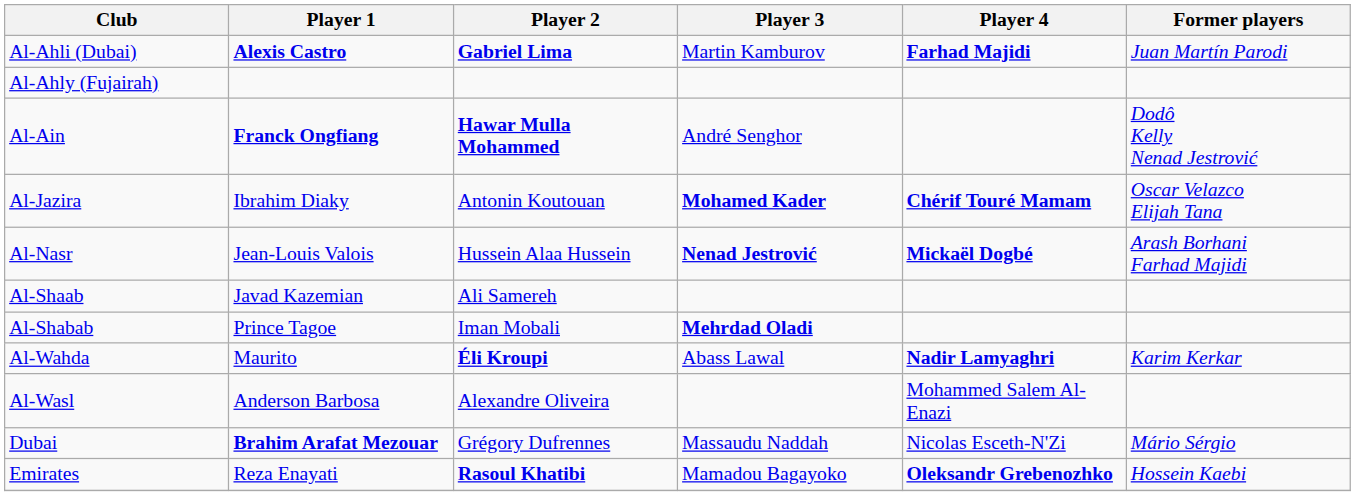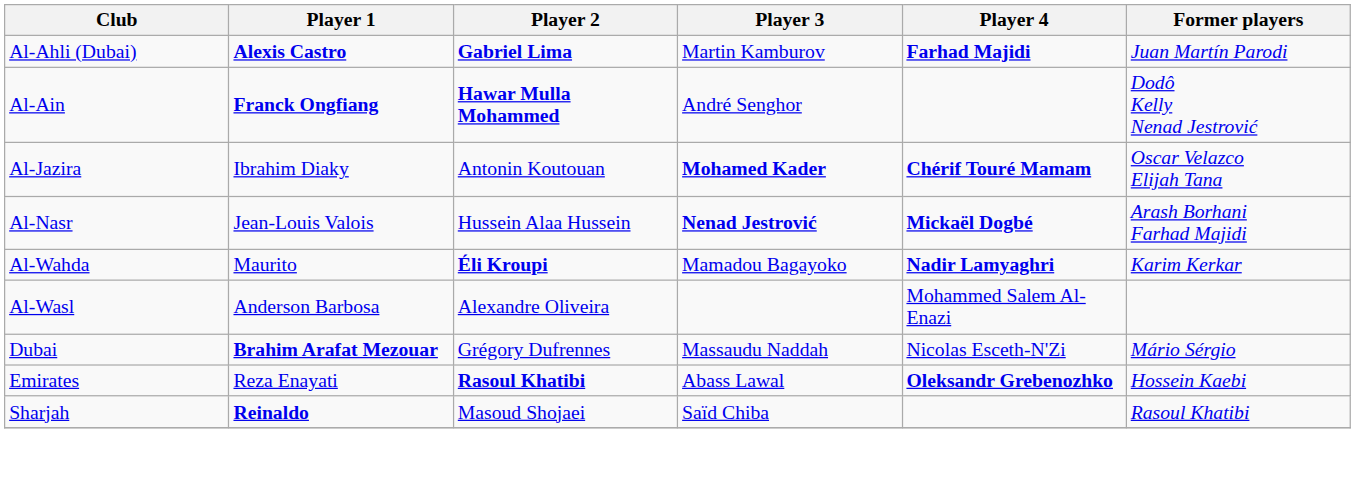- row: (84, 82)
- row: (46, 295)
- row: (51, 327)
(733, 358) Abass Lawal -> (764, 264) Mamadou Bagayoko
(764, 474) Mamadou Bagayoko -> (733, 380) Abass Lawal
+ row: (39, 411)
